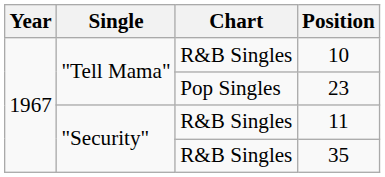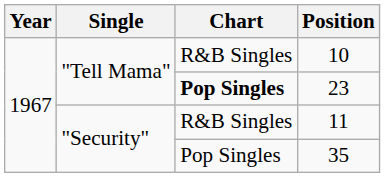(230, 88) normal -> (232, 88) bold
(236, 155) R&B Singles -> (230, 155) Pop Singles
